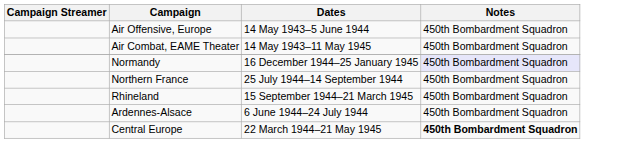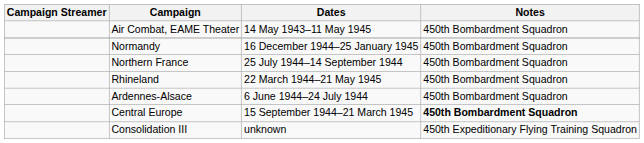- row: (161, 29)
(495, 63) lavender background -> (495, 46) no background
(329, 96) 15 September 1944–21 March 1945 -> (313, 79) 22 March 1944–21 May 1945
(313, 130) 22 March 1944–21 May 1945 -> (329, 113) 15 September 1944–21 March 1945
+ row: (149, 130)
